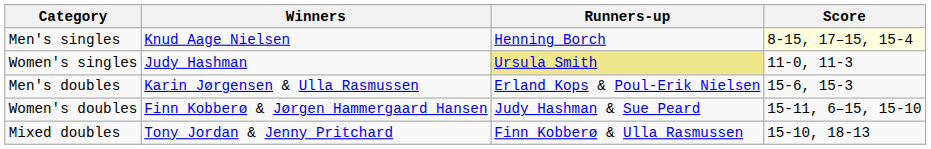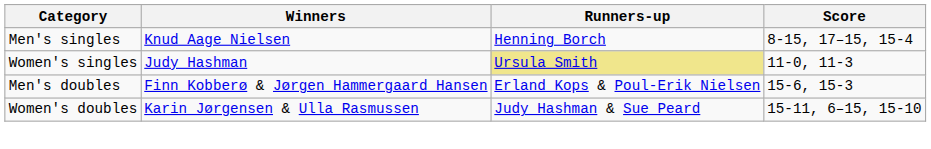(840, 40) lightyellow background -> (840, 40) no background
(282, 86) Karin Jørgensen & Ulla Rasmussen -> (316, 86) Finn Kobberø & Jørgen Hammergaard Hansen
(316, 109) Finn Kobberø & Jørgen Hammergaard Hansen -> (282, 109) Karin Jørgensen & Ulla Rasmussen
- row: (64, 133)
